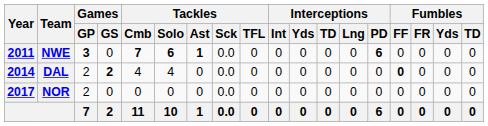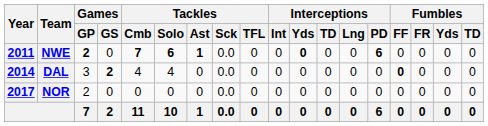(86, 53) 3 -> (86, 53) 2
(303, 53) normal -> (303, 53) bold
(86, 72) 2 -> (86, 72) 3
